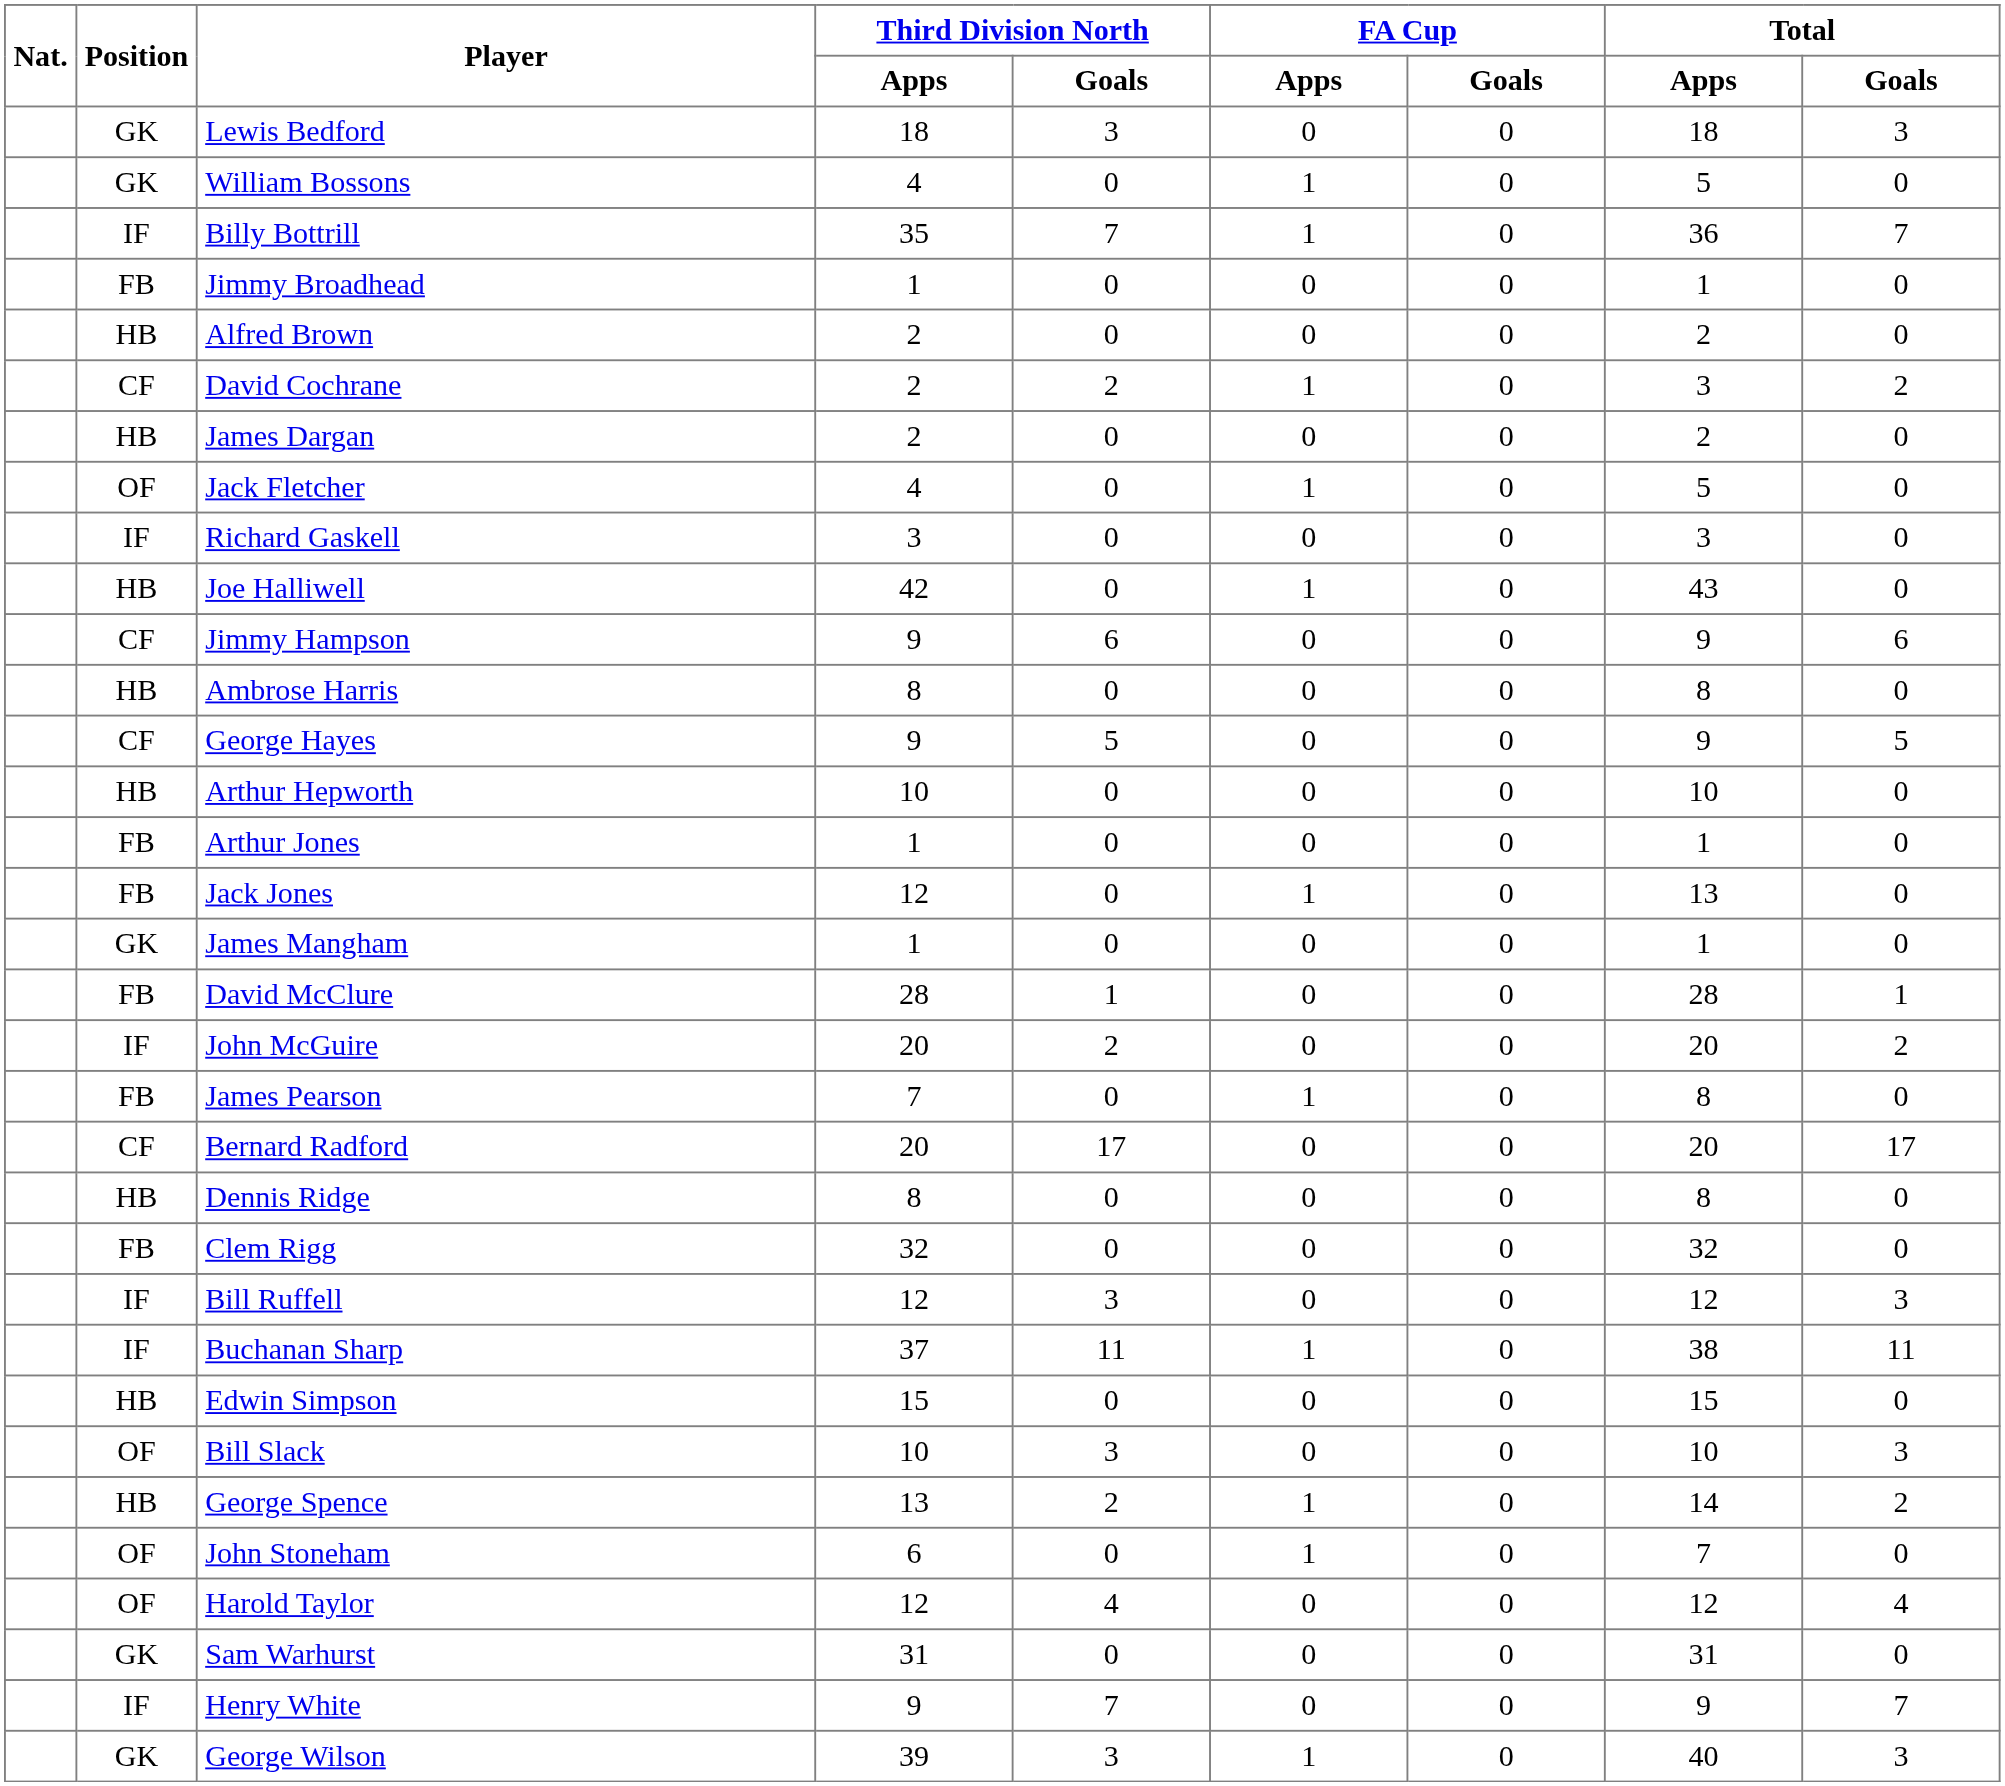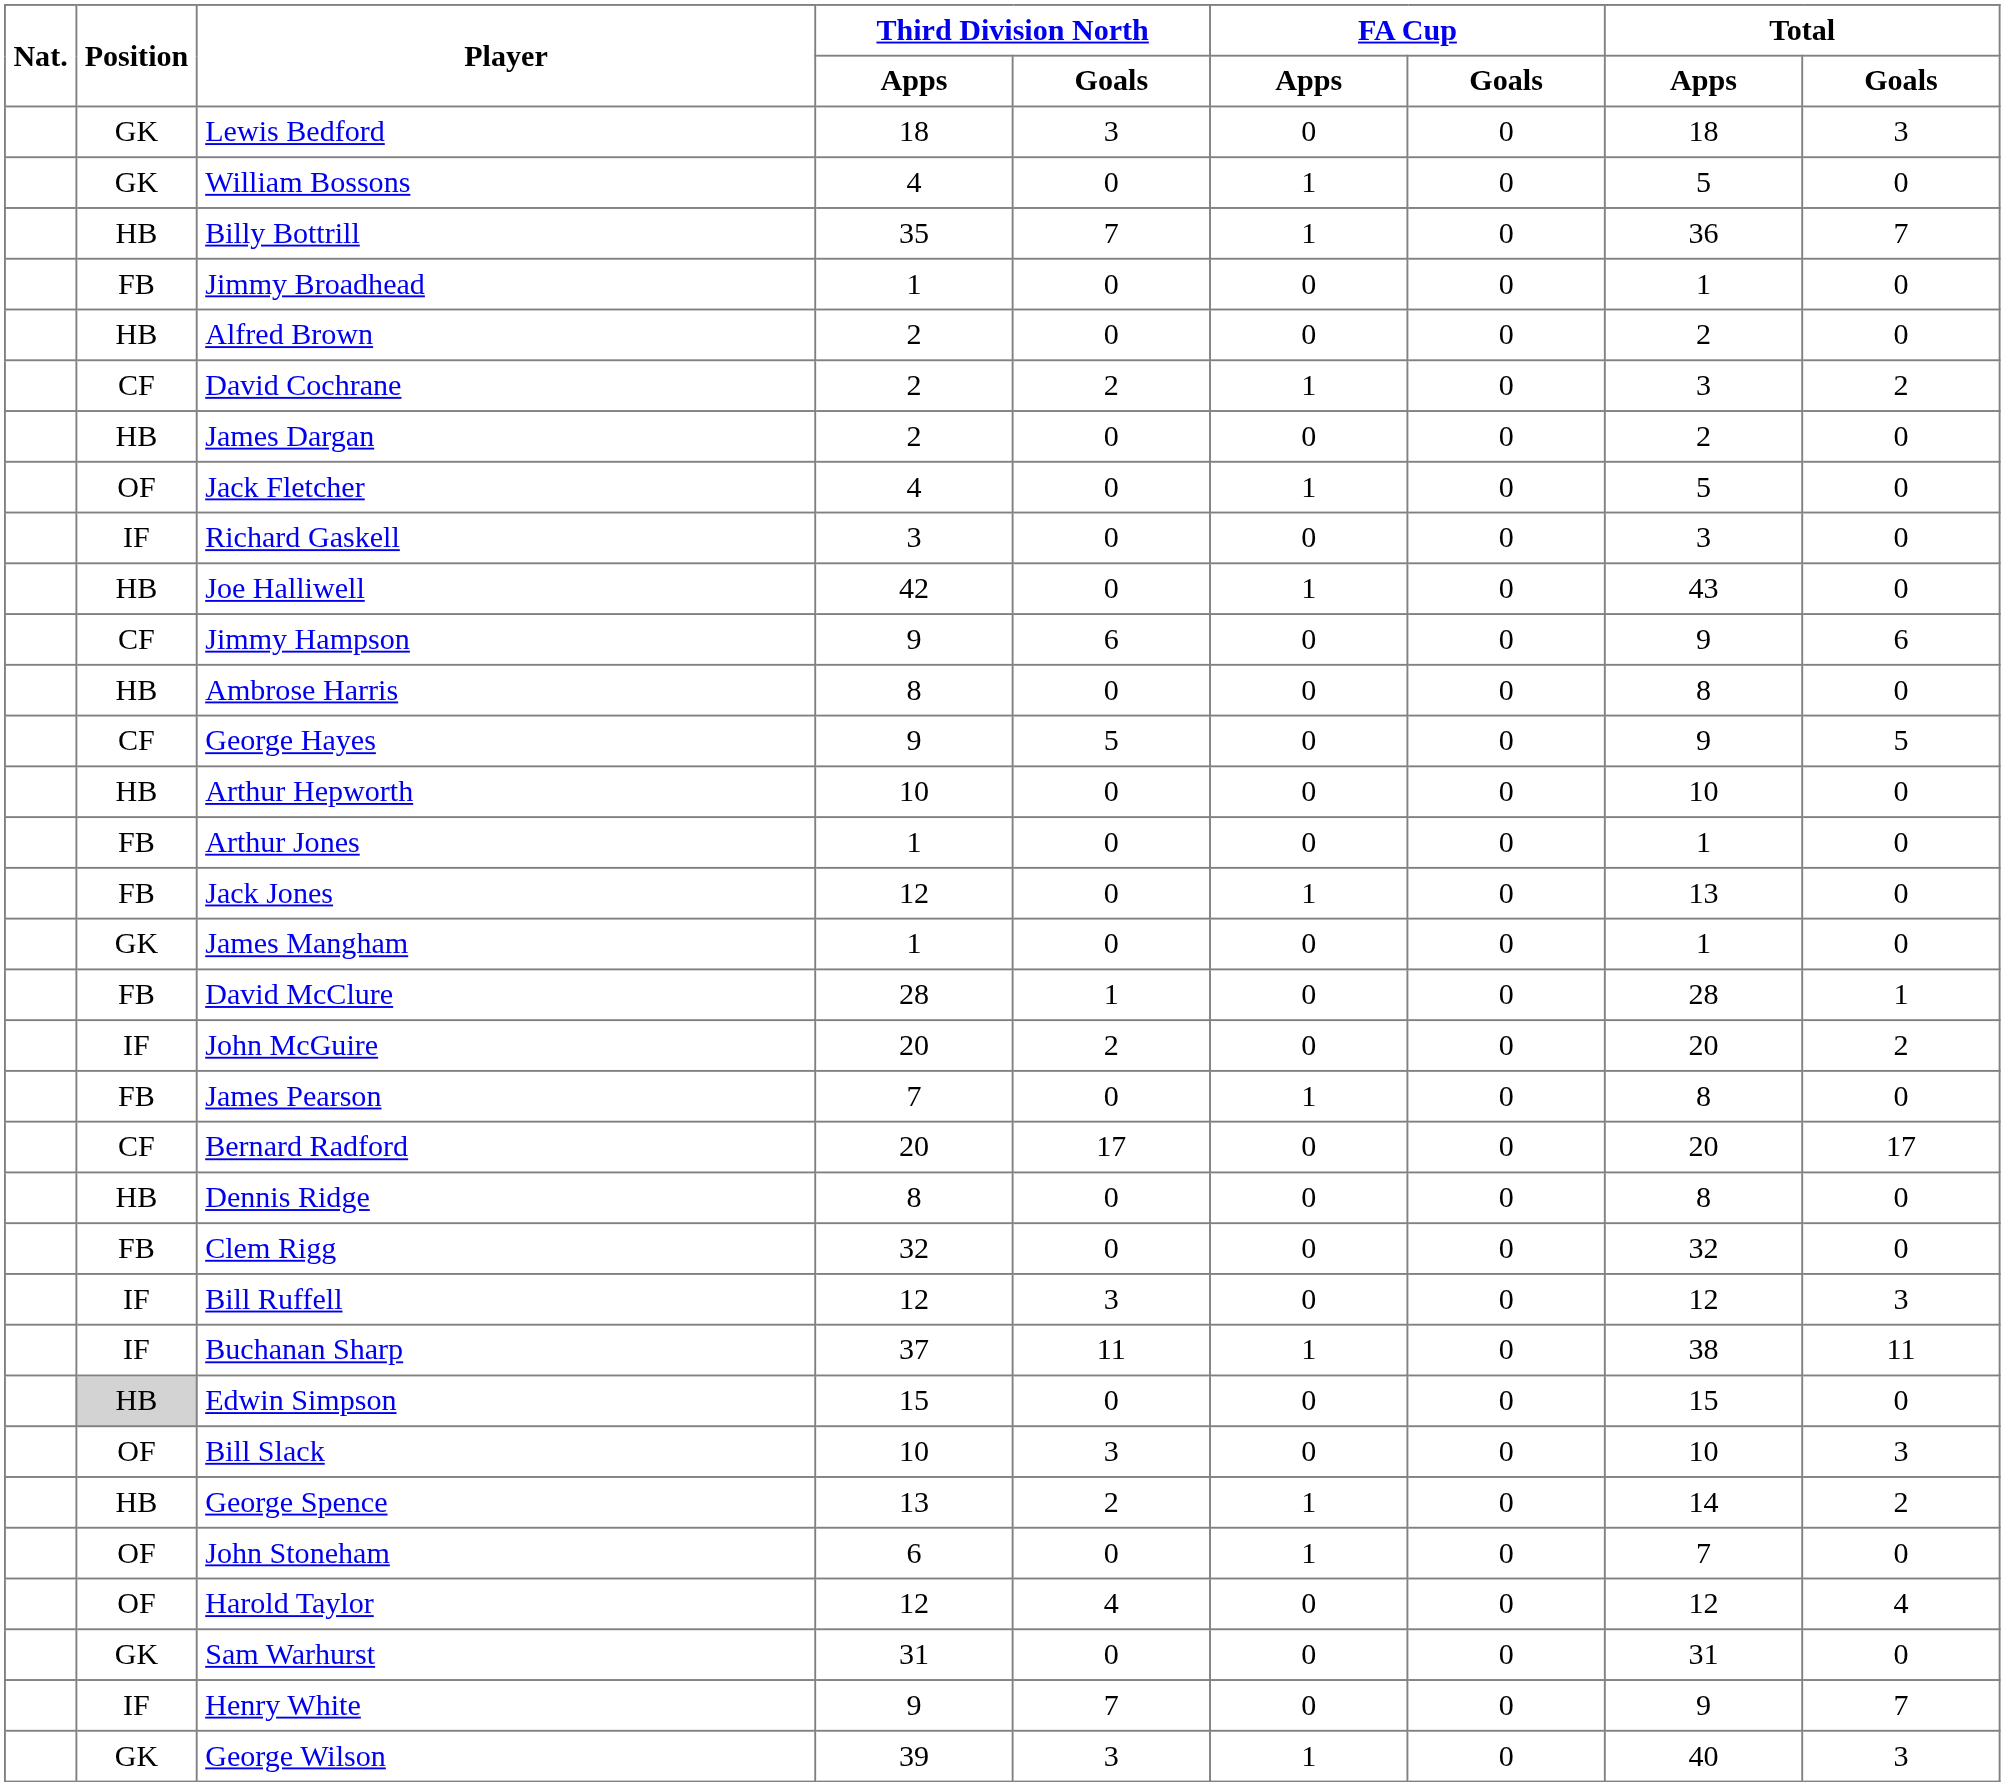(136, 232) IF -> (136, 232) HB
(136, 1400) no background -> (136, 1400) lightgrey background
